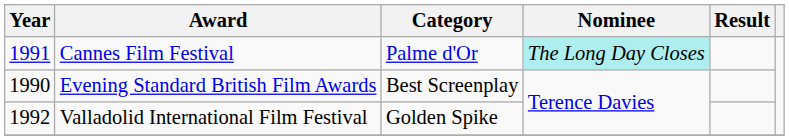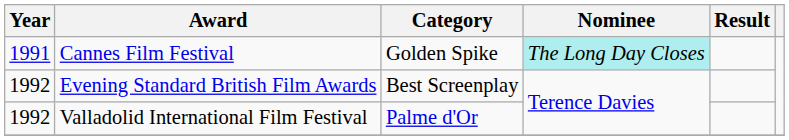(432, 53) Palme d'Or -> (442, 53) Golden Spike
(30, 85) 1990 -> (30, 85) 1992
(442, 118) Golden Spike -> (432, 118) Palme d'Or
